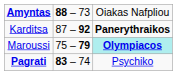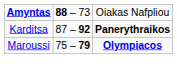(133, 45) paleturquoise background -> (133, 45) no background
- row: (29, 62)
